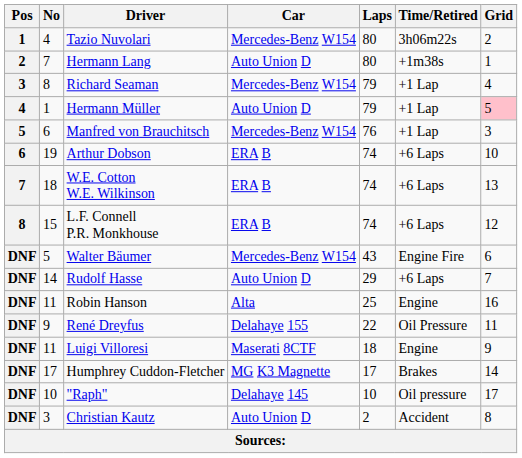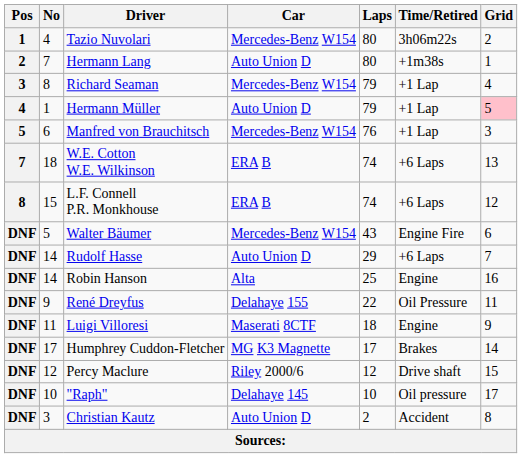- row: (109, 154)
(50, 302) 11 -> (50, 279) 14
+ row: (108, 371)
